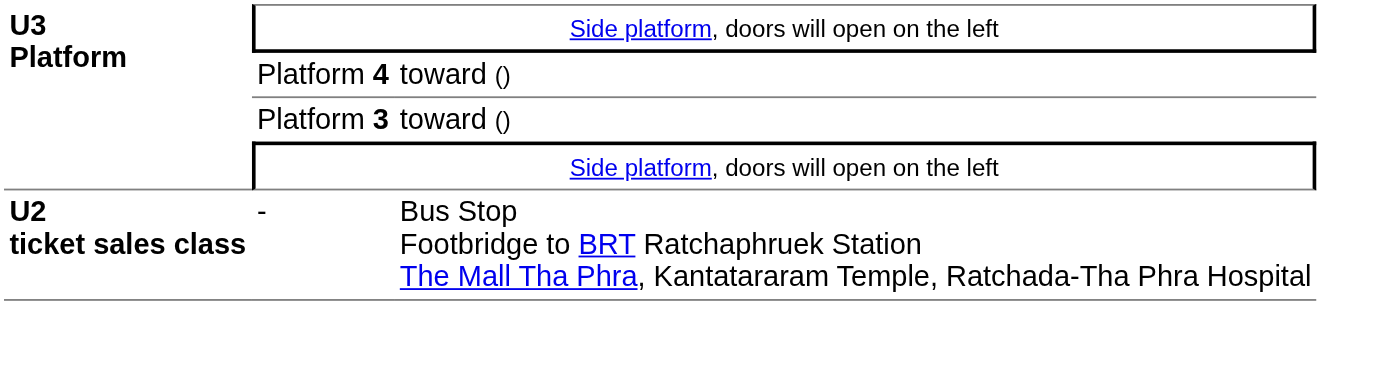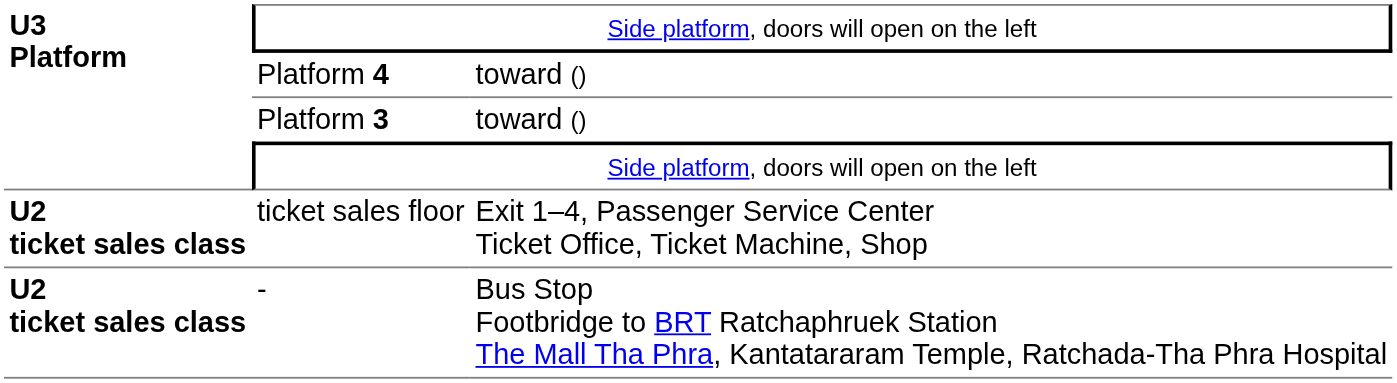+ row: (361, 211)
